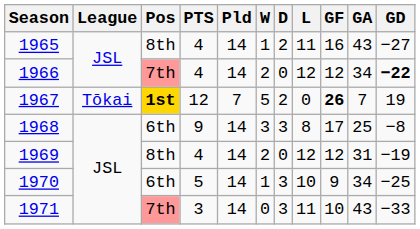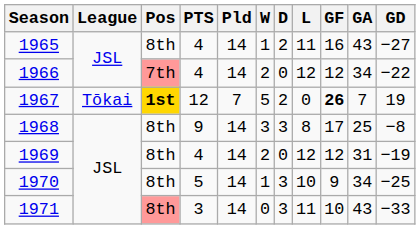(395, 73) bold -> (395, 73) normal
(160, 128) 6th -> (160, 128) 8th
(160, 182) 6th -> (160, 182) 8th
(160, 210) 7th -> (160, 210) 8th
